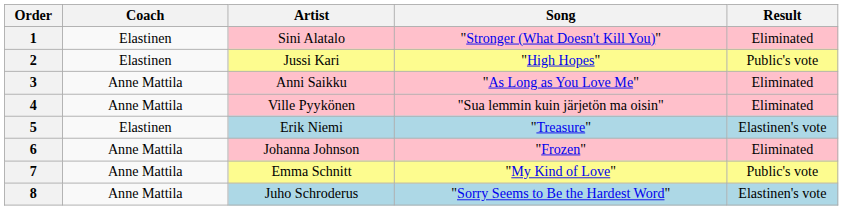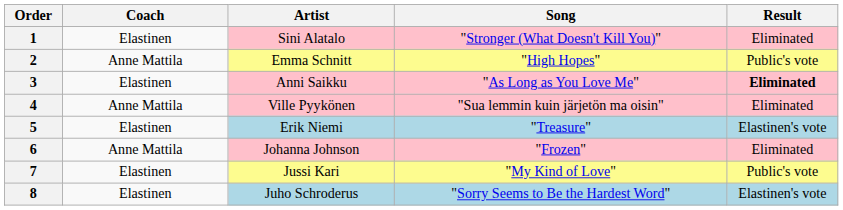(145, 60) Elastinen -> (145, 60) Anne Mattila
(311, 60) Jussi Kari -> (311, 60) Emma Schnitt
(145, 82) Anne Mattila -> (145, 82) Elastinen
(782, 82) normal -> (782, 82) bold
(145, 171) Anne Mattila -> (145, 171) Elastinen
(311, 171) Emma Schnitt -> (311, 171) Jussi Kari
(145, 194) Anne Mattila -> (145, 194) Elastinen
